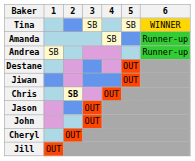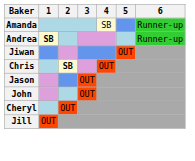- row: (24, 25)
(54, 53) normal -> (49, 39) bold
- row: (24, 66)
